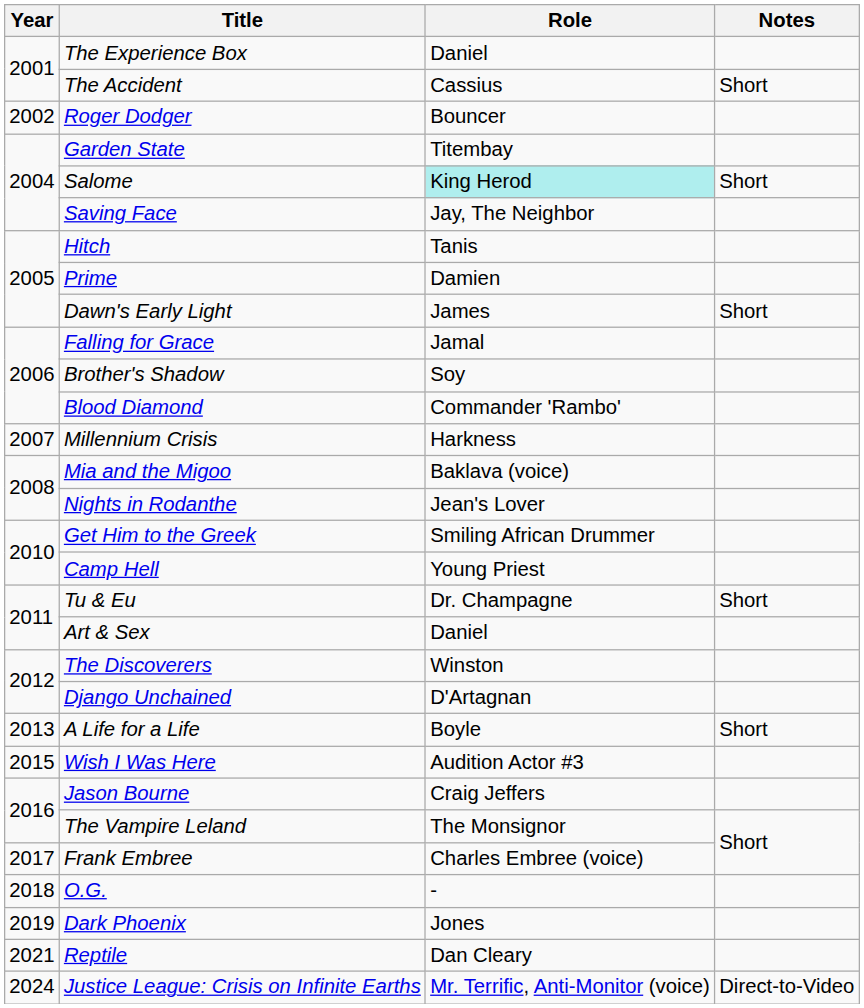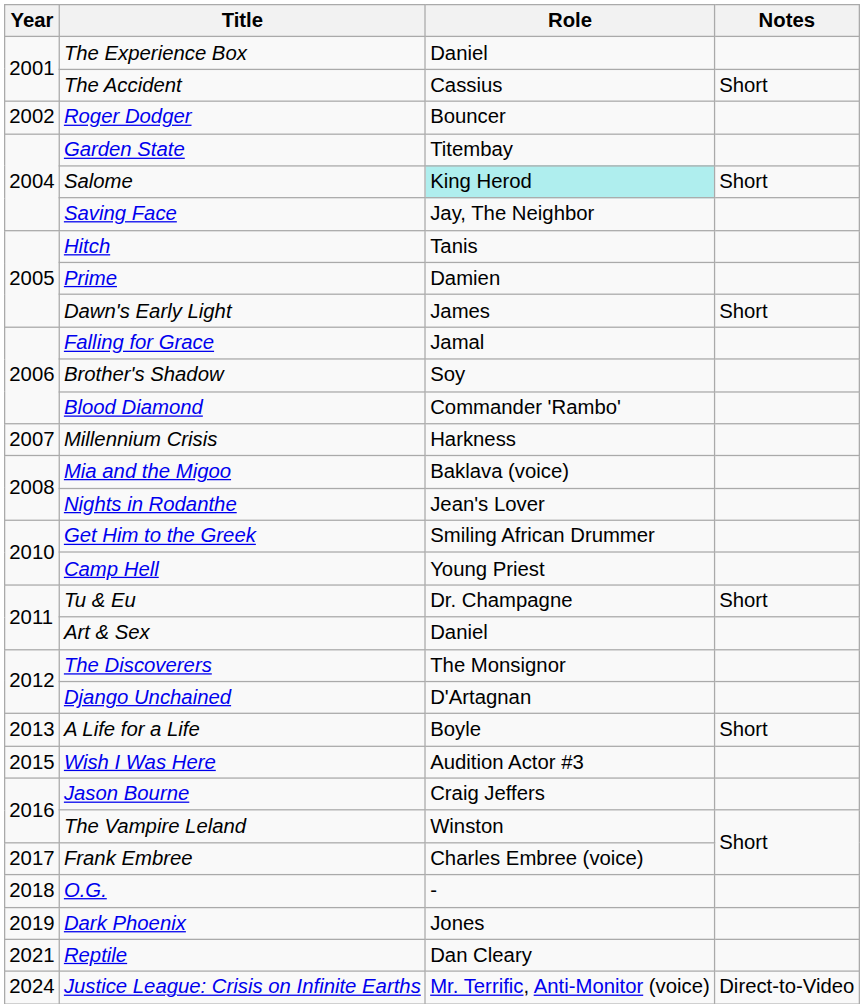(467, 665) Winston -> (498, 665) The Monsignor
(498, 826) The Monsignor -> (467, 826) Winston
